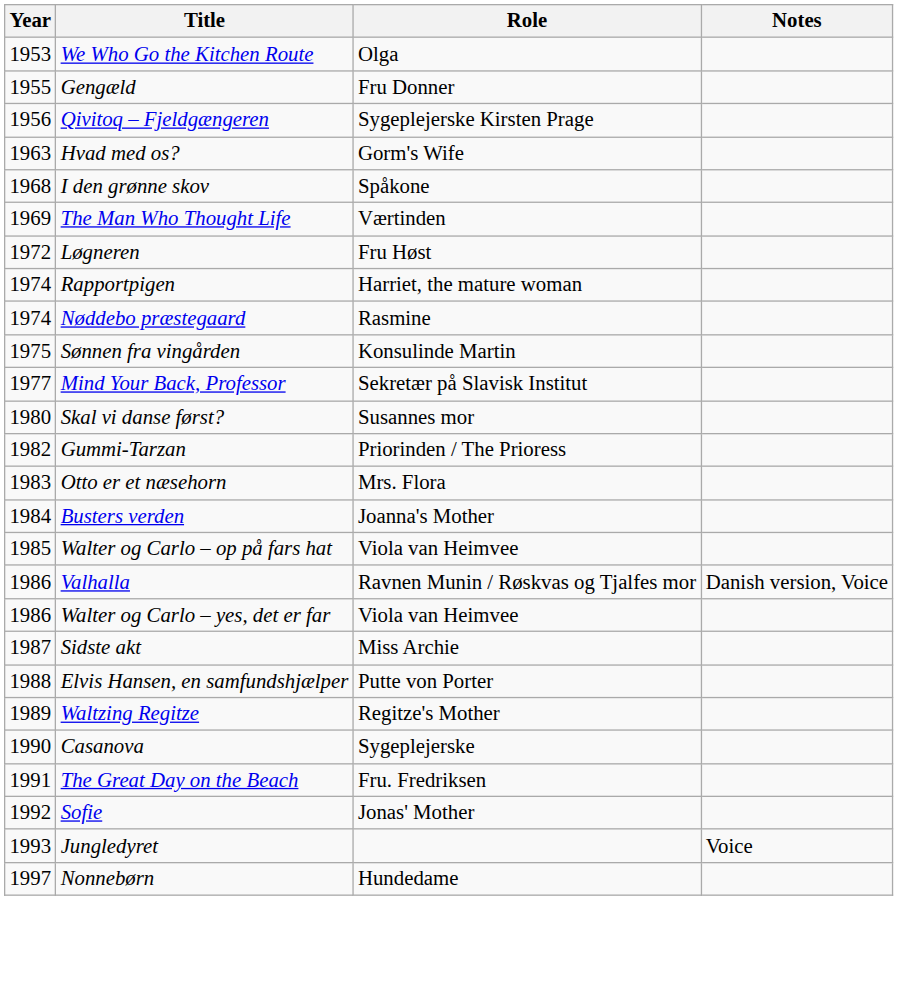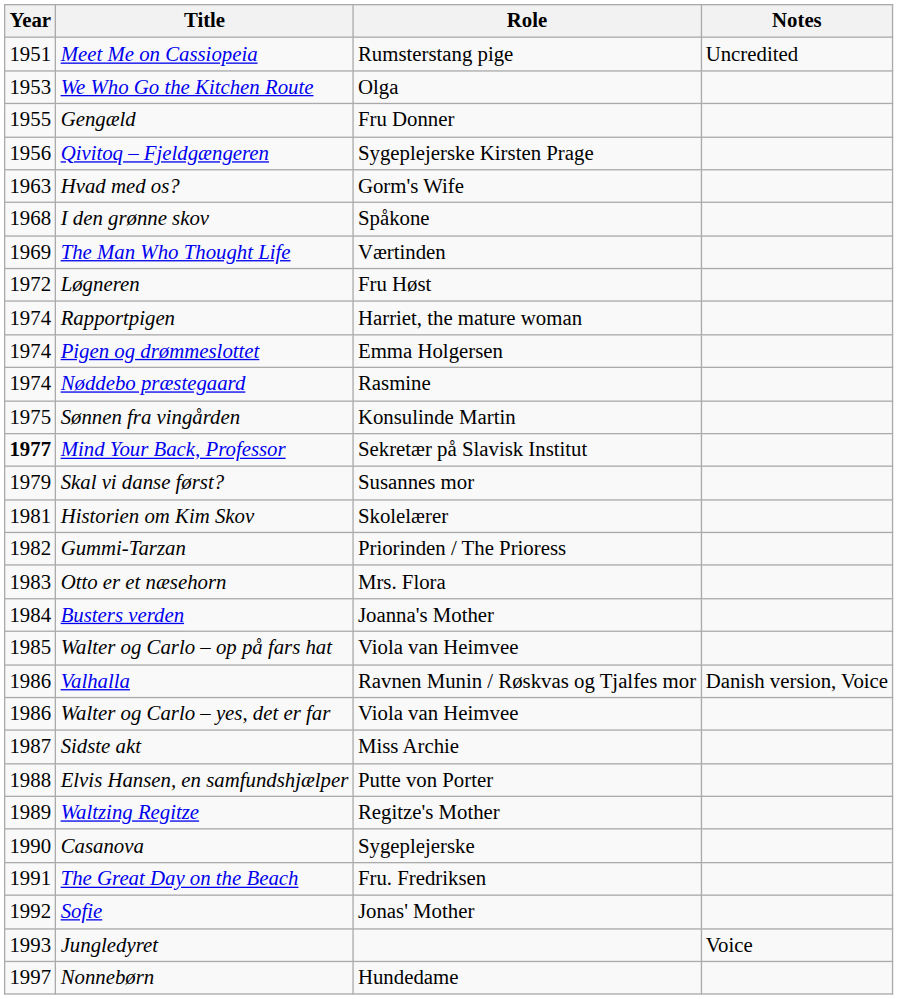+ row: (159, 53)
+ row: (160, 350)
(30, 383) normal -> (30, 449) bold
(30, 416) 1980 -> (30, 482) 1979
+ row: (157, 515)
